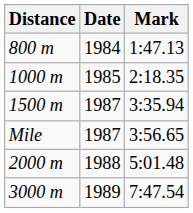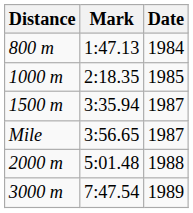columns swapped: (157, 18) <-> (102, 18)
